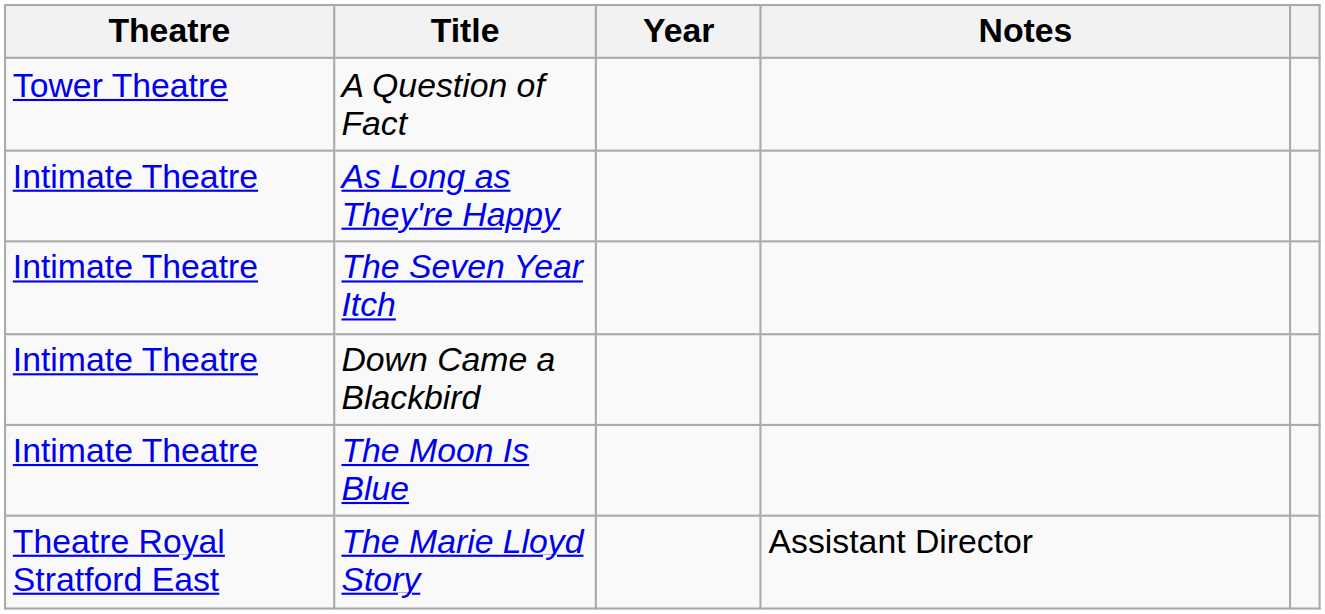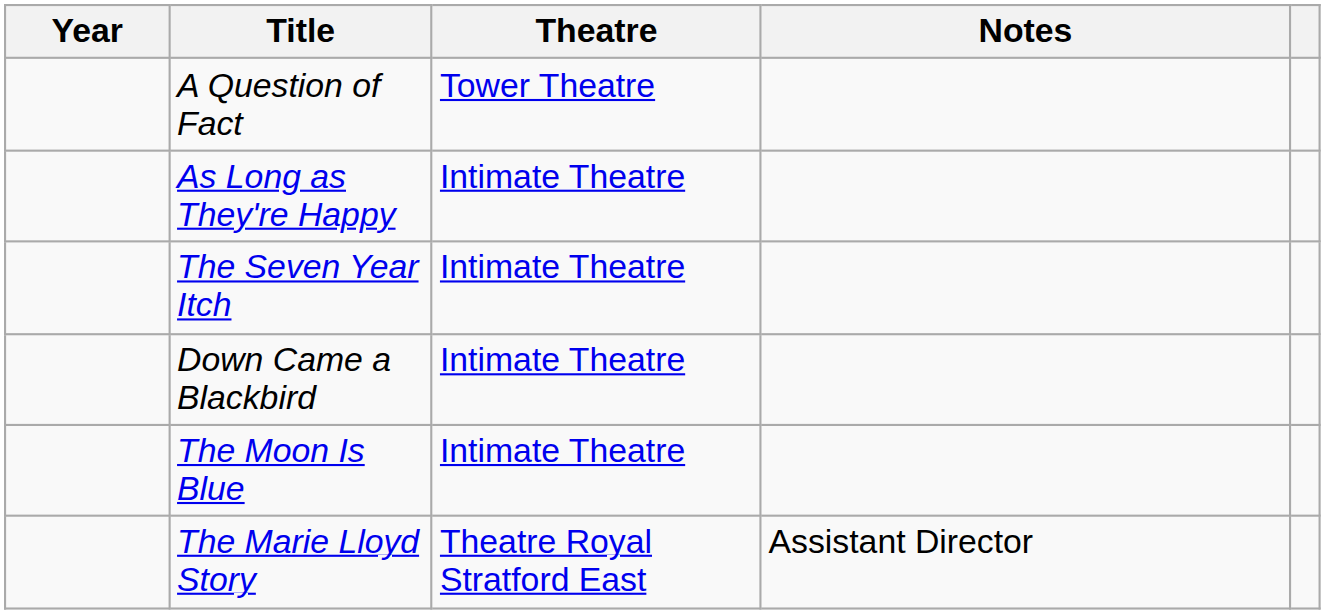columns swapped: (679, 31) <-> (169, 31)
